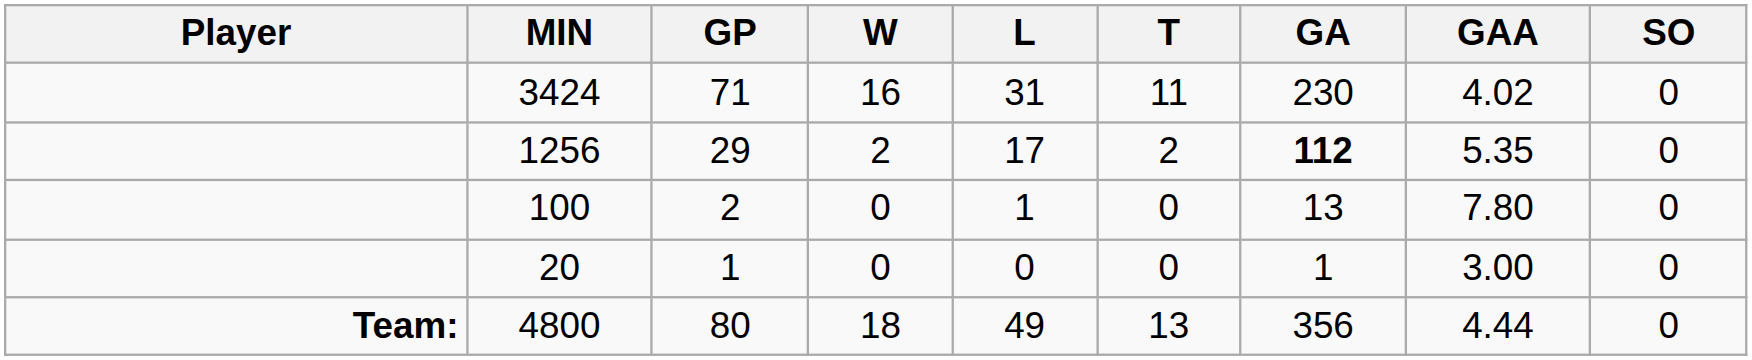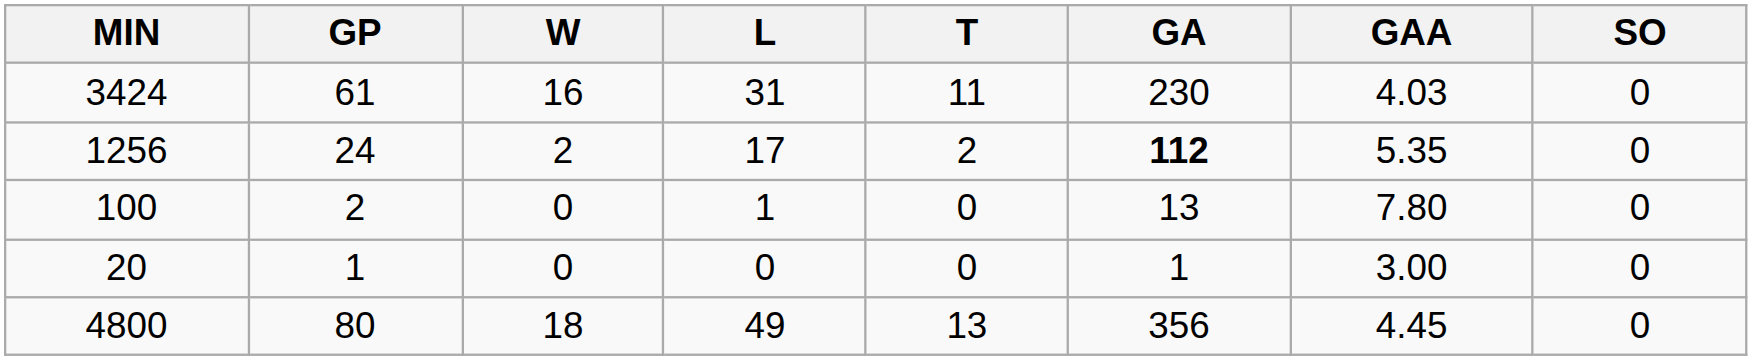- column: (236, 33)
(730, 92) 71 -> (355, 92) 61
(1498, 92) 4.02 -> (1412, 92) 4.03
(730, 150) 29 -> (355, 150) 24
(1498, 325) 4.44 -> (1412, 325) 4.45
